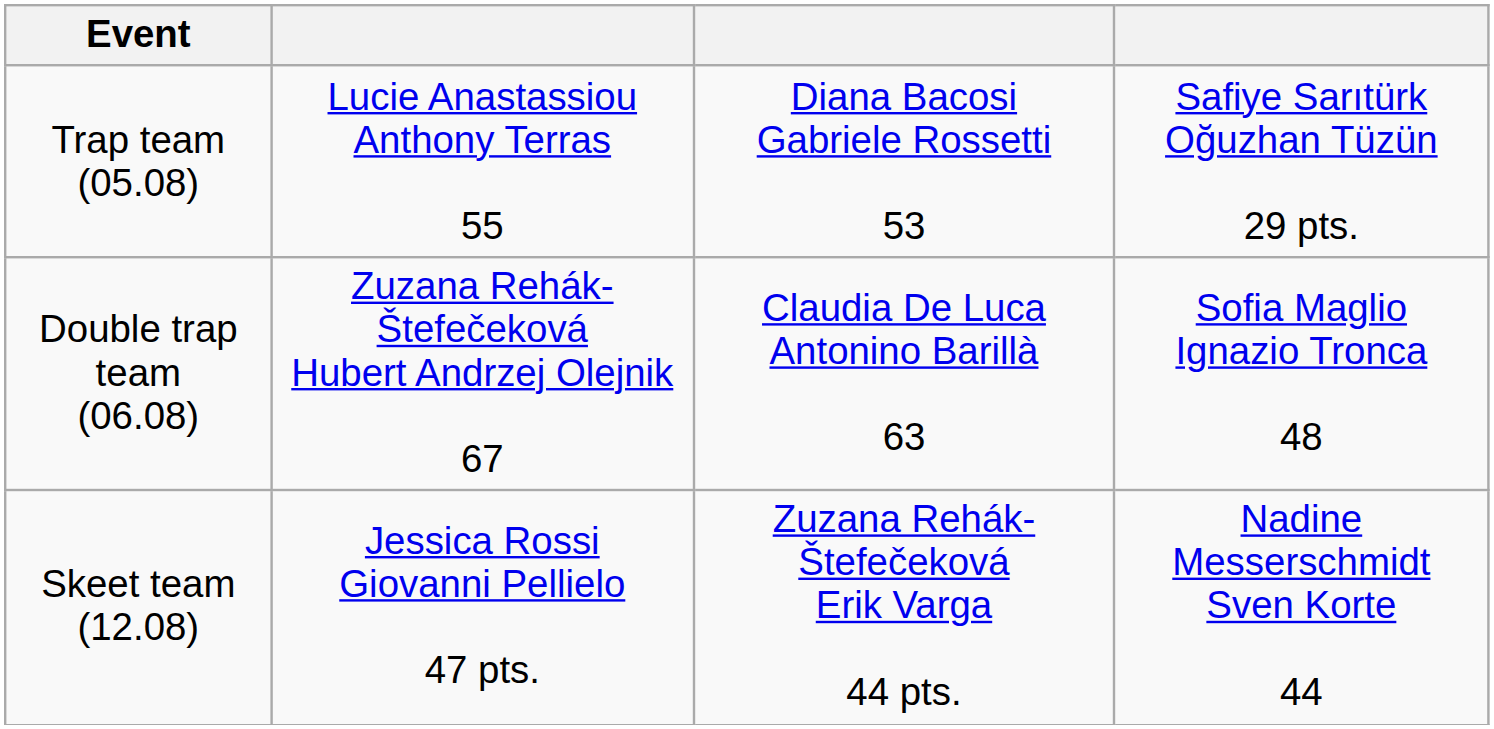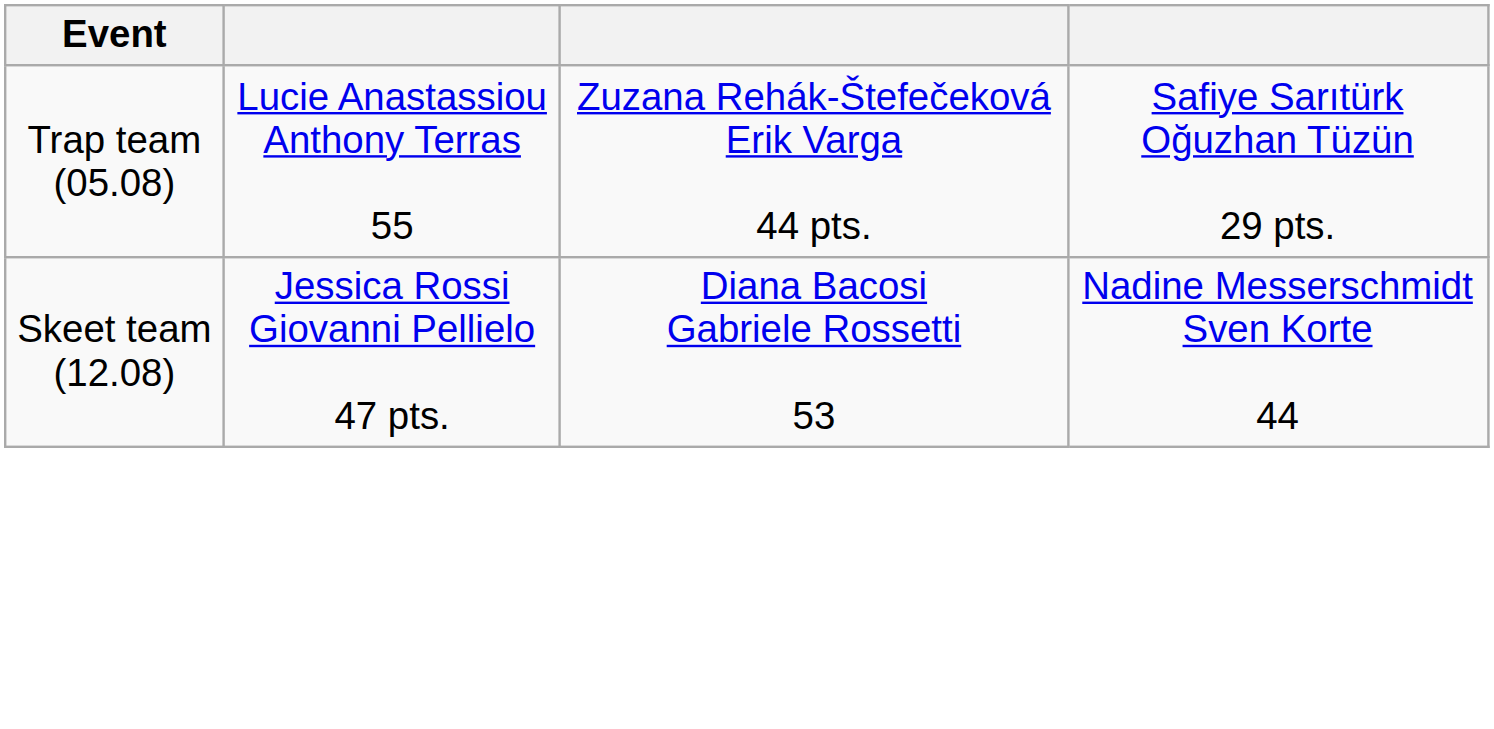(904, 160) Diana Bacosi Gabriele Rossetti 53 -> (814, 160) Zuzana Rehák-Štefečeková Erik Varga 44 pts.
- row: (138, 372)
(904, 606) Zuzana Rehák-Štefečeková Erik Varga 44 pts. -> (814, 351) Diana Bacosi Gabriele Rossetti 53
